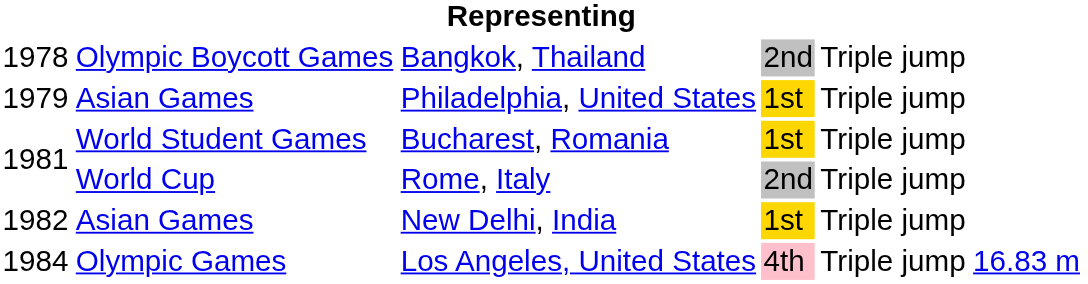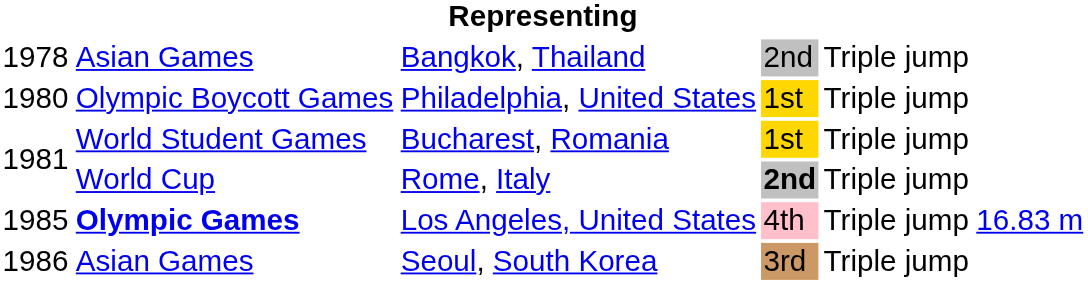(235, 57) Olympic Boycott Games -> (165, 57) Asian Games
(35, 98) 1979 -> (35, 98) 1980
(165, 98) Asian Games -> (235, 98) Olympic Boycott Games
(788, 179) normal -> (790, 179) bold
- row: (508, 220)
(35, 260) 1984 -> (35, 220) 1985
(181, 260) normal -> (188, 220) bold
+ row: (529, 260)
